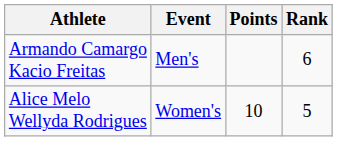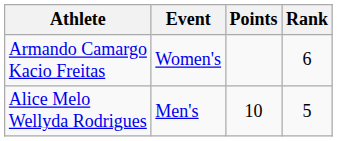(177, 60) Men's -> (188, 60) Women's
(188, 110) Women's -> (177, 110) Men's
